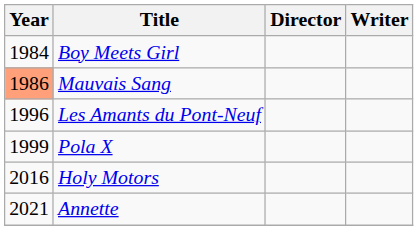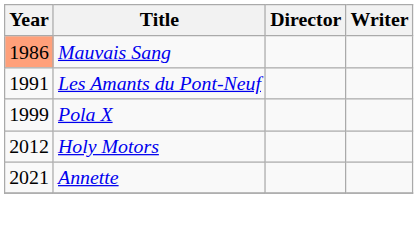- row: (119, 51)
(29, 114) 1996 -> (29, 83) 1991
(29, 177) 2016 -> (29, 146) 2012
